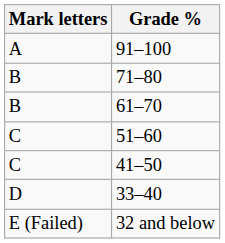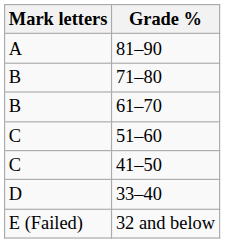- row: (143, 48)
+ row: (139, 48)
